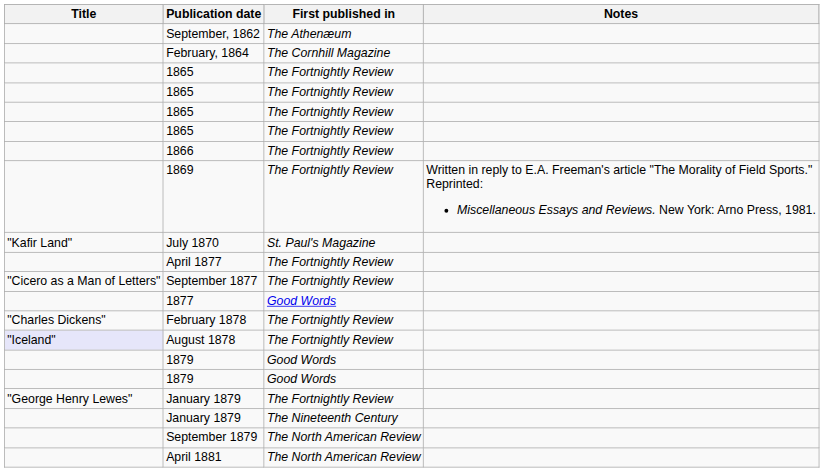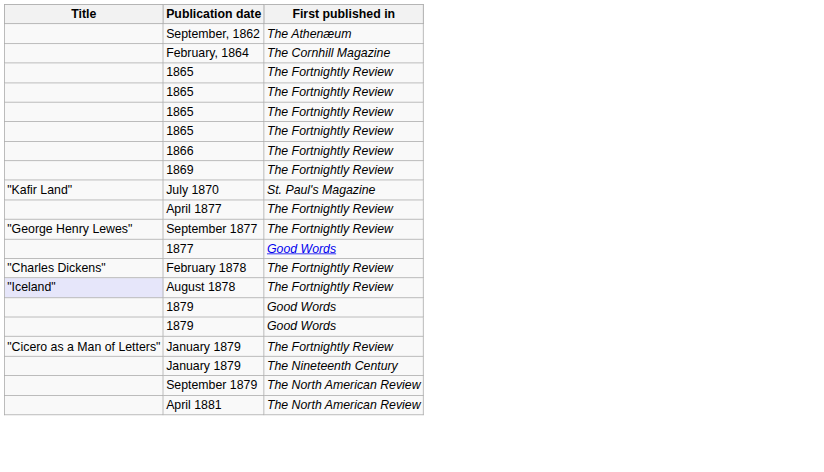- column: (621, 14)
(84, 281) "Cicero as a Man of Letters" -> (70, 229) "George Henry Lewes"
(70, 398) "George Henry Lewes" -> (84, 346) "Cicero as a Man of Letters"
